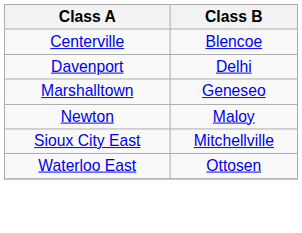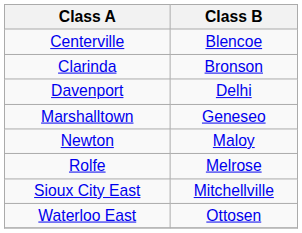+ row: (87, 66)
+ row: (87, 166)
